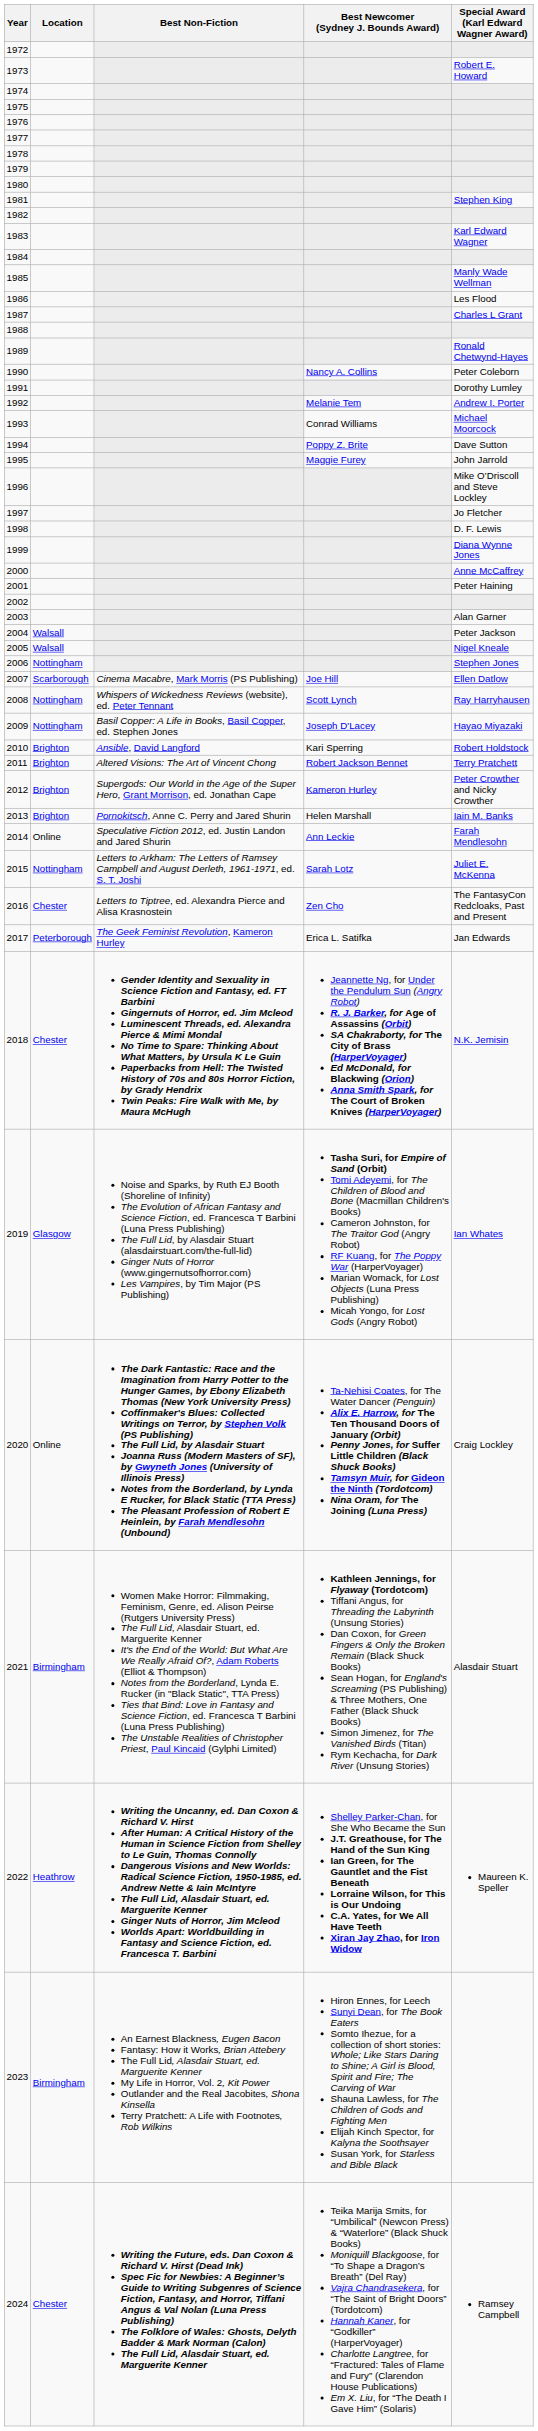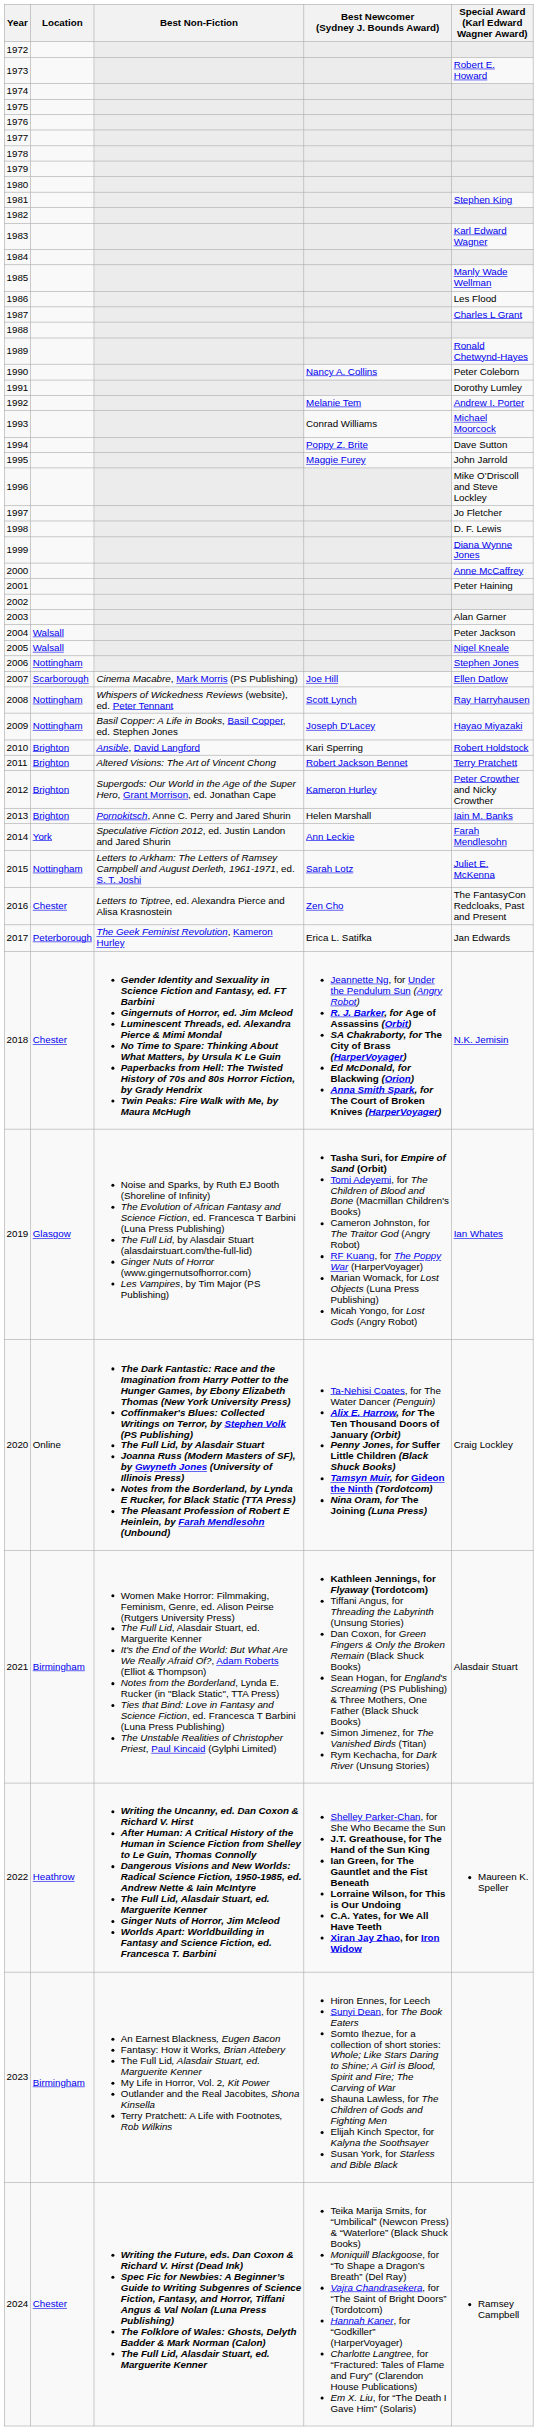(47, 837) Online -> (42, 837) York
